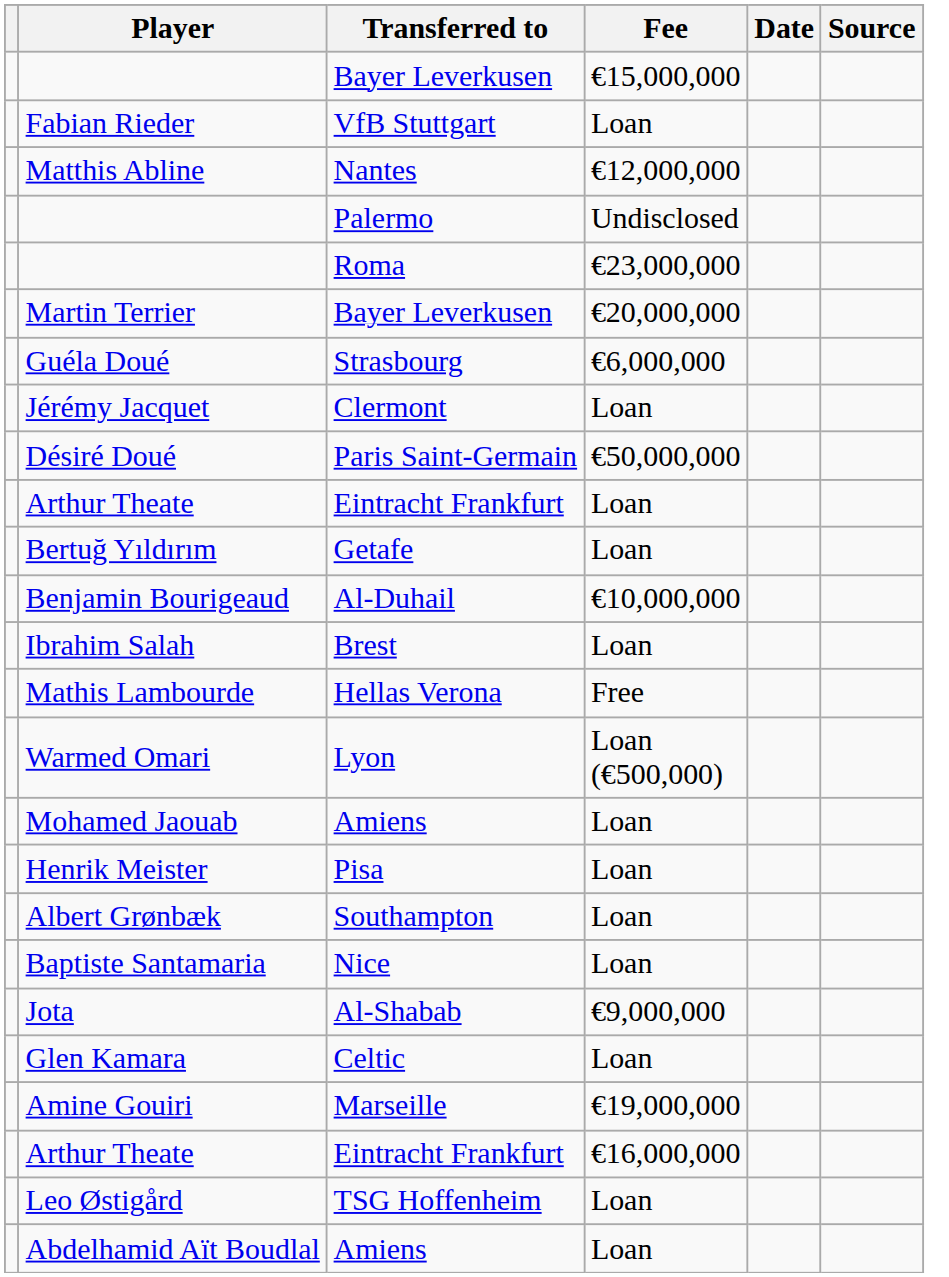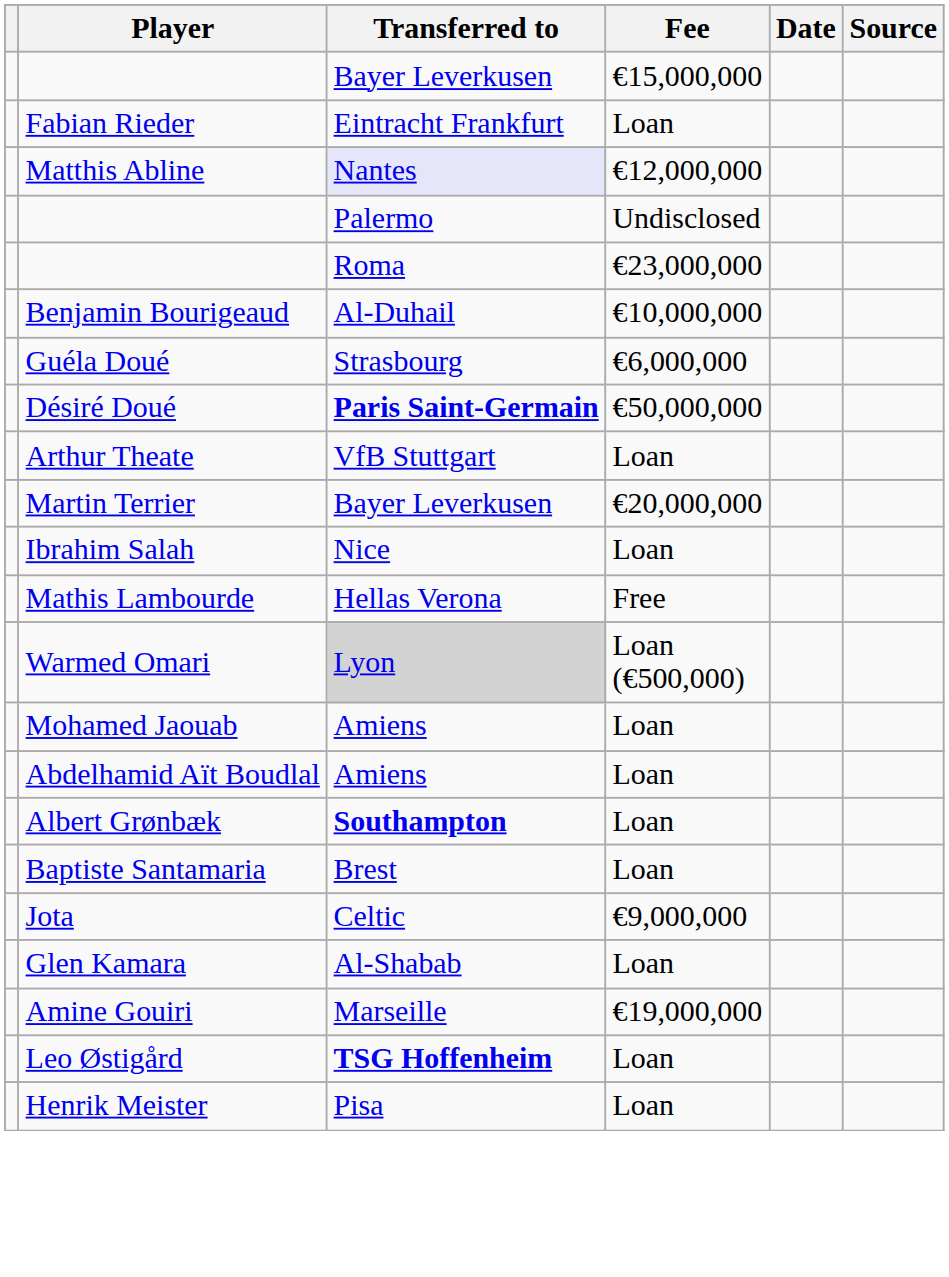(415, 123) VfB Stuttgart -> (449, 123) Eintracht Frankfurt
(375, 170) no background -> (375, 170) lavender background
rows swapped: (110, 312) <-> (157, 597)
- row: (117, 407)
(455, 455) normal -> (466, 407) bold
(449, 502) Eintracht Frankfurt -> (415, 455) VfB Stuttgart
- row: (121, 550)
(365, 645) Brest -> (362, 550) Nice
(364, 756) no background -> (364, 661) lightgrey background
rows swapped: (117, 868) <-> (173, 1248)
(413, 916) normal -> (420, 821) bold
(362, 963) Nice -> (365, 868) Brest
(398, 1010) Al-Shabab -> (369, 916) Celtic
(369, 1058) Celtic -> (398, 963) Al-Shabab
- row: (110, 1153)
(438, 1200) normal -> (443, 1058) bold
